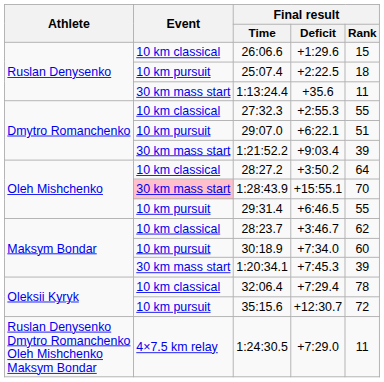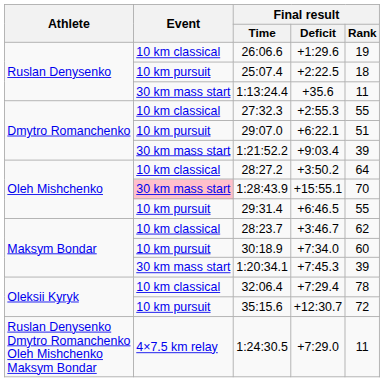(362, 53) 15 -> (362, 53) 19
